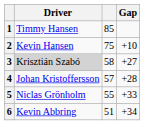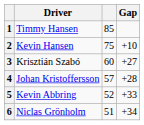(48, 62) lightgrey background -> (48, 62) no background
(109, 62) 58 -> (109, 62) 60
(51, 95) Niclas Grönholm -> (46, 95) Kevin Abbring
(109, 95) 55 -> (109, 95) 52
(46, 112) Kevin Abbring -> (51, 112) Niclas Grönholm
